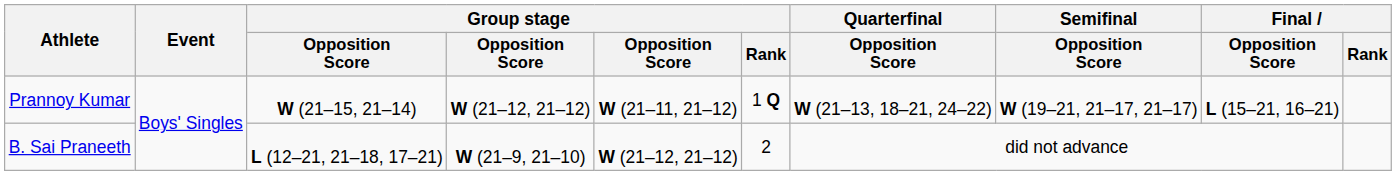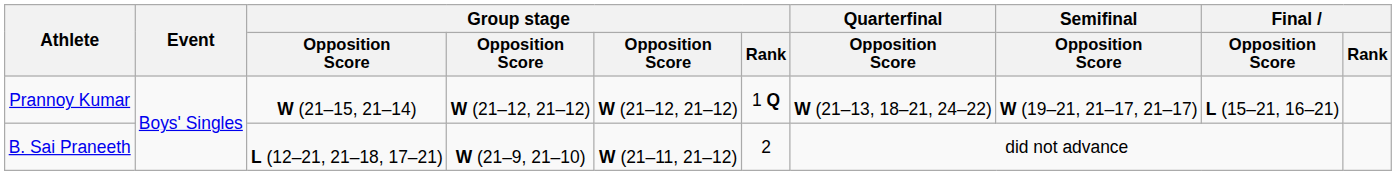(668, 110) W (21–11, 21–12) -> (668, 110) W (21–12, 21–12)
(668, 157) W (21–12, 21–12) -> (668, 157) W (21–11, 21–12)
